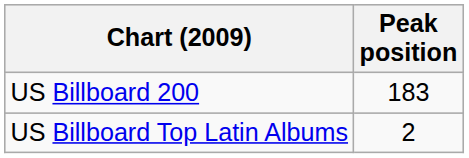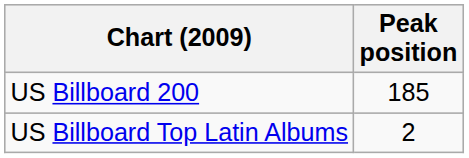(408, 92) 183 -> (408, 92) 185
